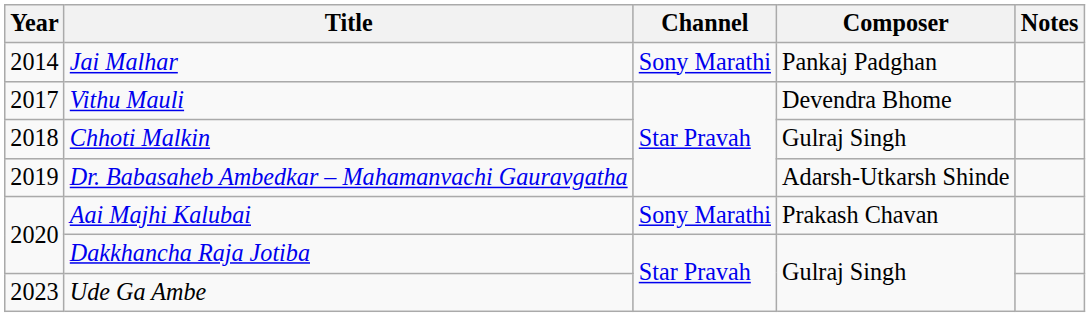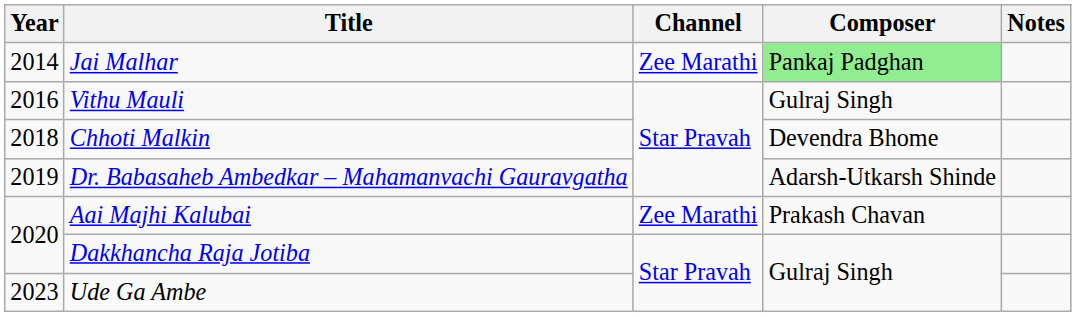(705, 61) Sony Marathi -> (698, 61) Zee Marathi
(860, 61) no background -> (846, 61) lightgreen background
(34, 100) 2017 -> (34, 100) 2016
(867, 100) Devendra Bhome -> (831, 100) Gulraj Singh
(844, 138) Gulraj Singh -> (853, 138) Devendra Bhome
(705, 215) Sony Marathi -> (698, 215) Zee Marathi
